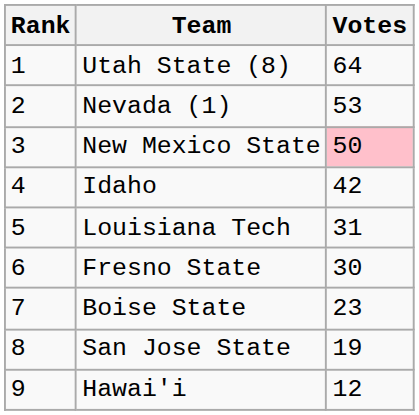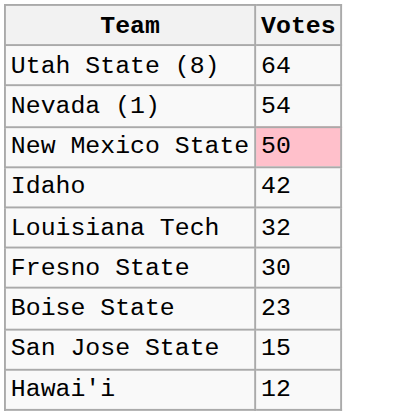- column: (41, 25)
(347, 106) 53 -> (276, 106) 54
(347, 228) 31 -> (276, 228) 32
(347, 349) 19 -> (276, 349) 15
